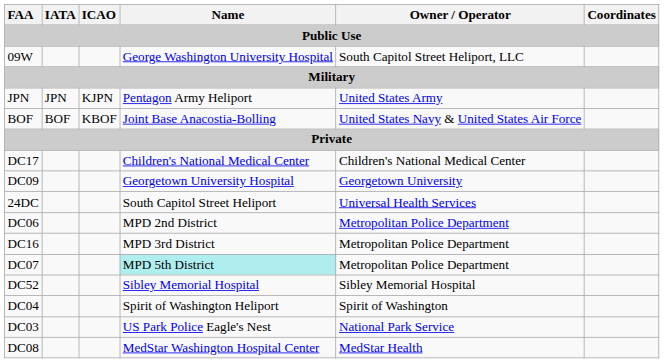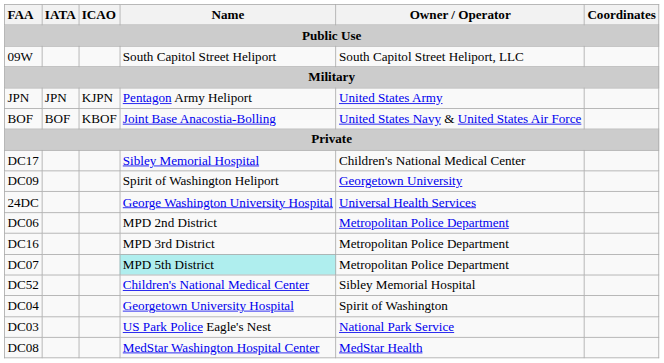(228, 56) George Washington University Hospital -> (200, 56) South Capitol Street Heliport
(216, 160) Children's National Medical Center -> (191, 160) Sibley Memorial Hospital
(208, 181) Georgetown University Hospital -> (201, 181) Spirit of Washington Heliport
(200, 202) South Capitol Street Heliport -> (228, 202) George Washington University Hospital
(191, 285) Sibley Memorial Hospital -> (216, 285) Children's National Medical Center
(201, 306) Spirit of Washington Heliport -> (208, 306) Georgetown University Hospital
